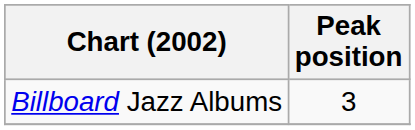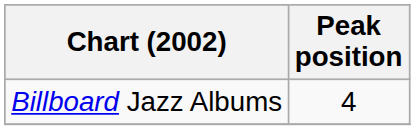(349, 101) 3 -> (349, 101) 4
